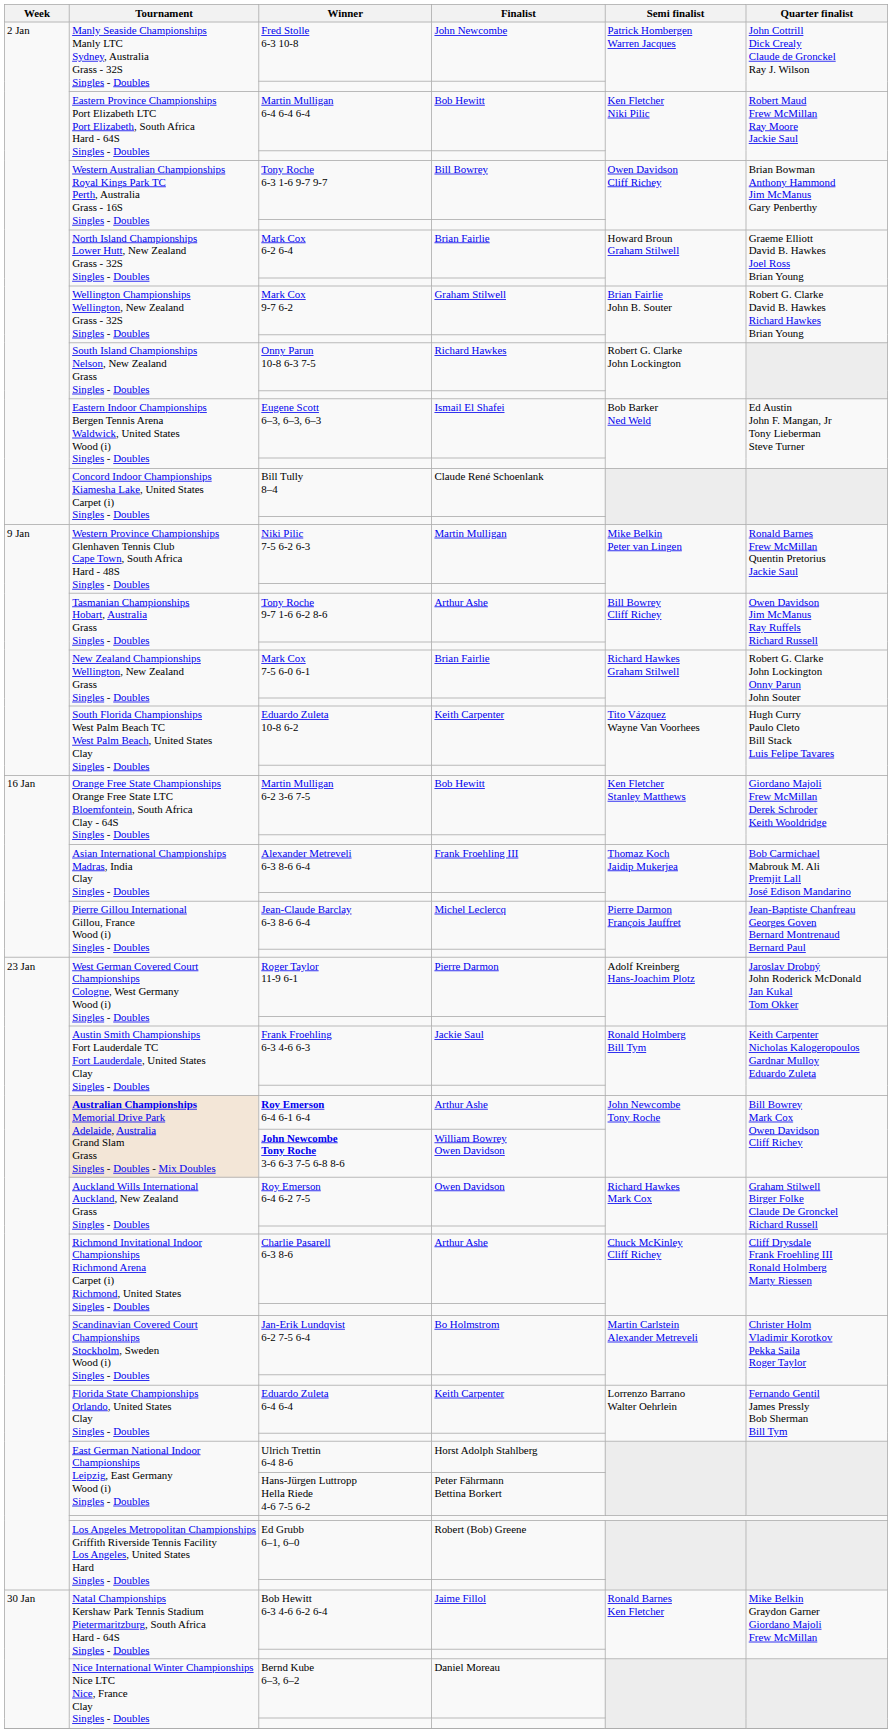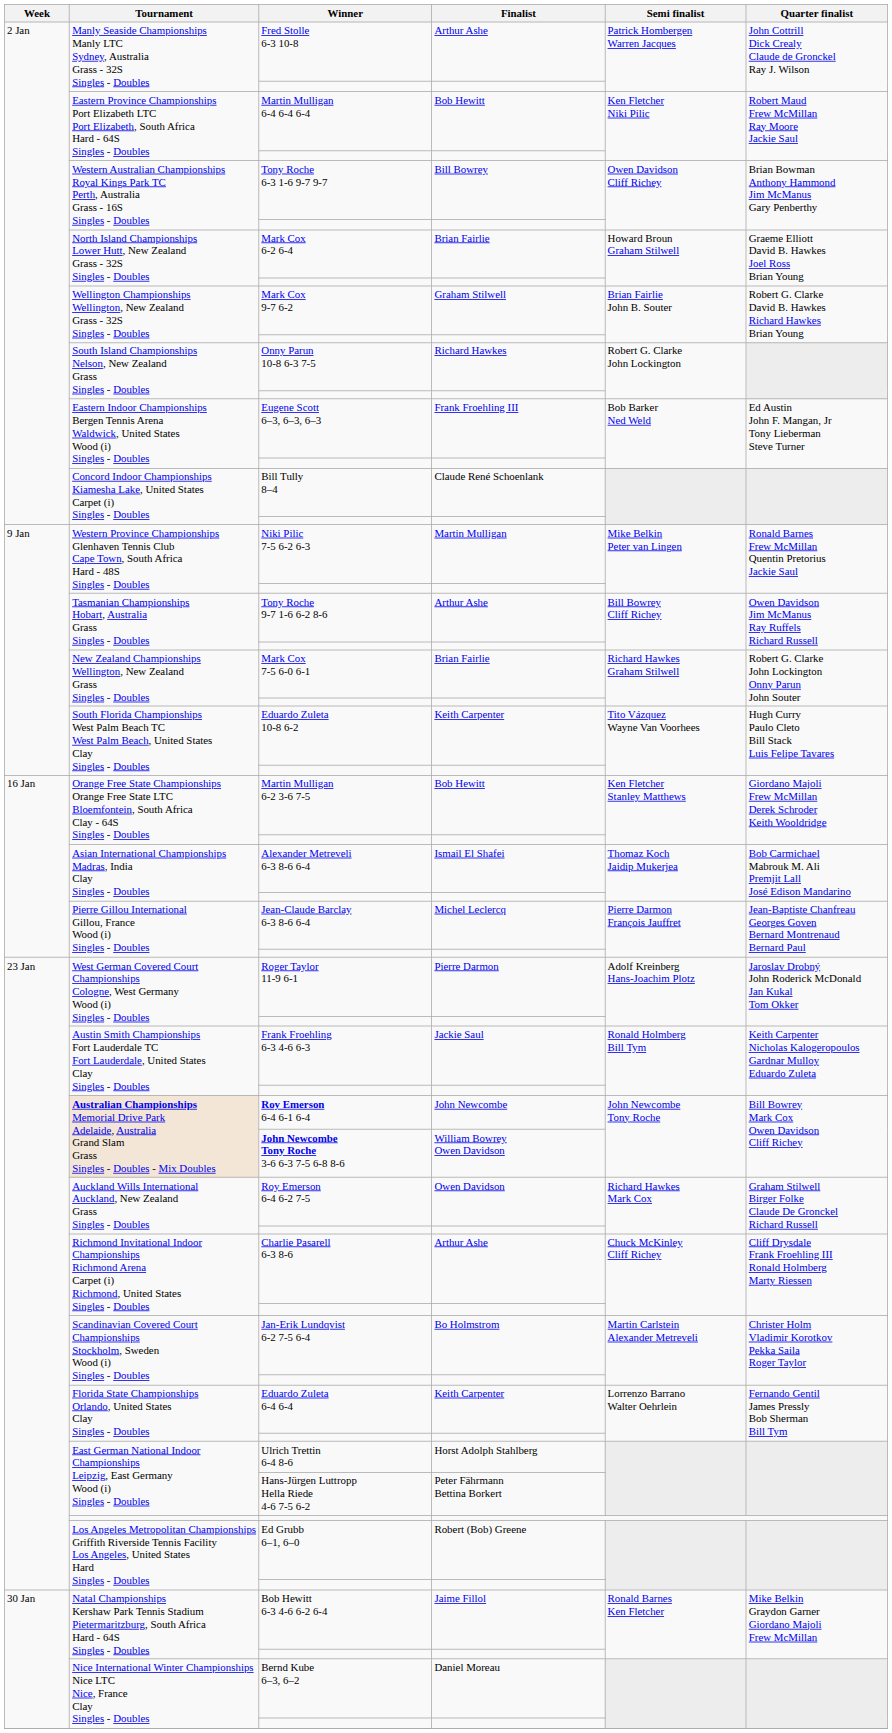(471, 31) John Newcombe -> (461, 31) Arthur Ashe
(469, 407) Ismail El Shafei -> (476, 407) Frank Froehling III
(476, 853) Frank Froehling III -> (469, 853) Ismail El Shafei
(461, 1104) Arthur Ashe -> (471, 1104) John Newcombe
